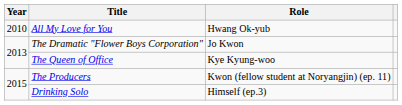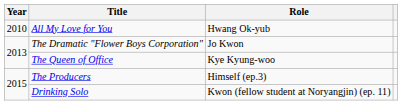(299, 76) Kwon (fellow student at Noryangjin) (ep. 11) -> (237, 76) Himself (ep.3)
(237, 92) Himself (ep.3) -> (299, 92) Kwon (fellow student at Noryangjin) (ep. 11)
